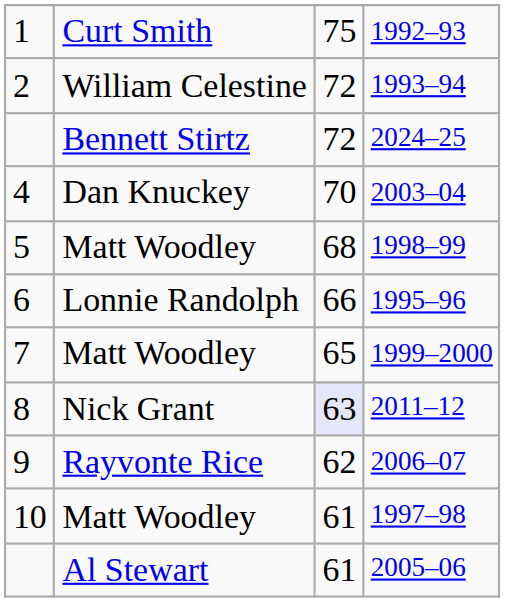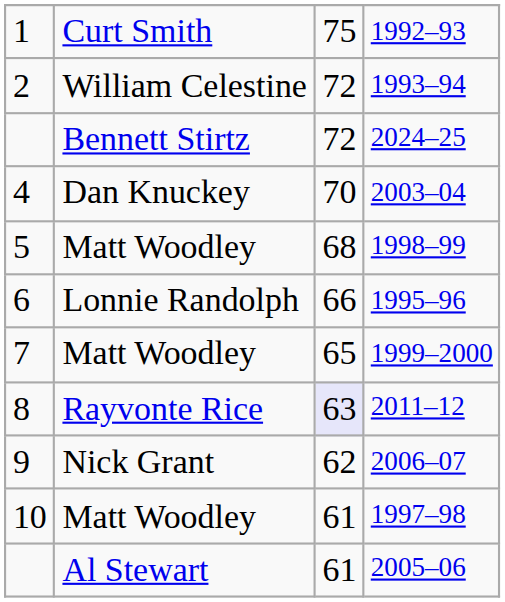(138, 407) Nick Grant -> (163, 407) Rayvonte Rice
(163, 461) Rayvonte Rice -> (138, 461) Nick Grant
